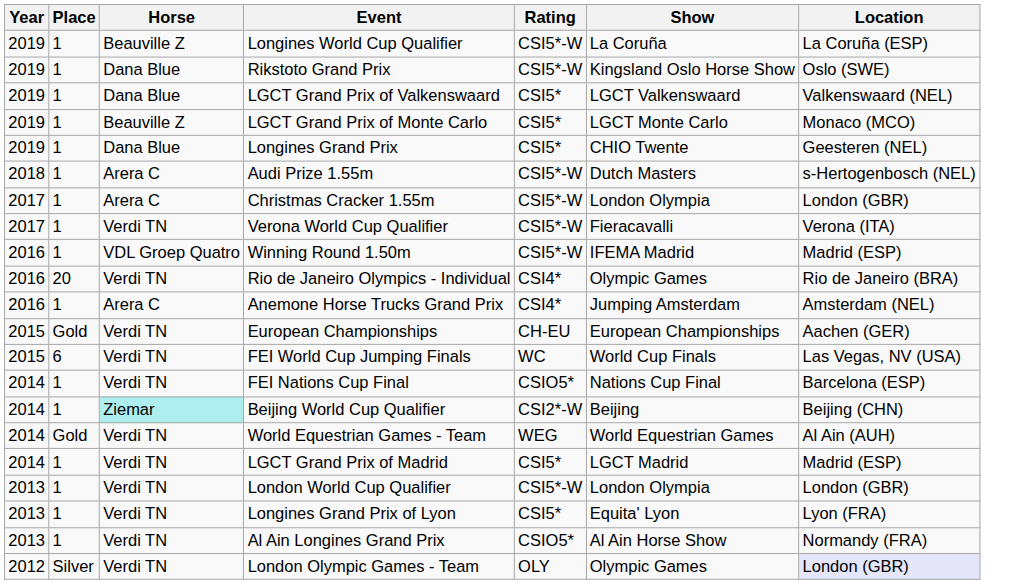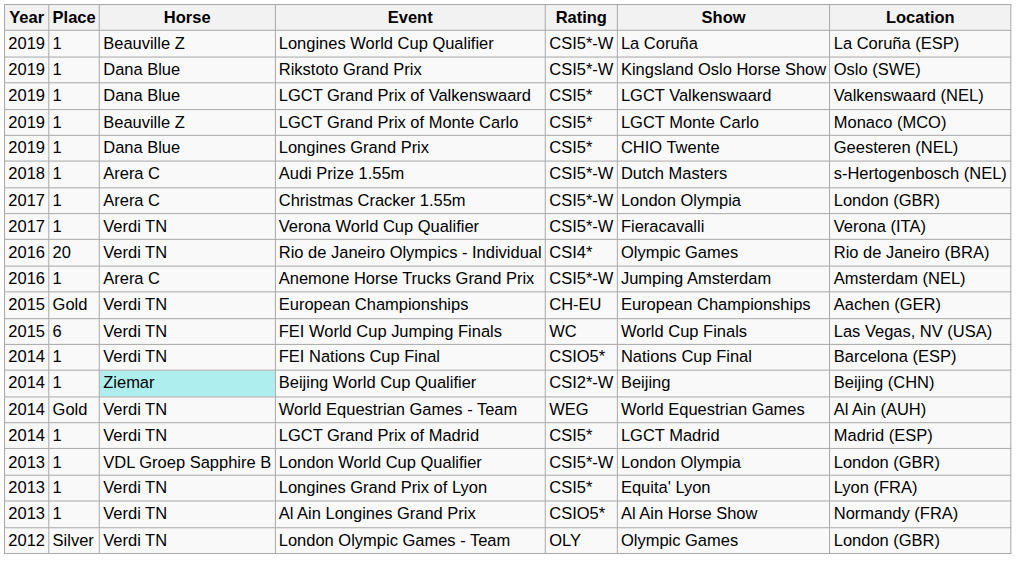- row: (329, 252)
(540, 305) CSI4* -> (581, 278) CSI5*-W
(135, 488) Verdi TN -> (187, 461) VDL Groep Sapphire B
(856, 566) lavender background -> (887, 540) no background
